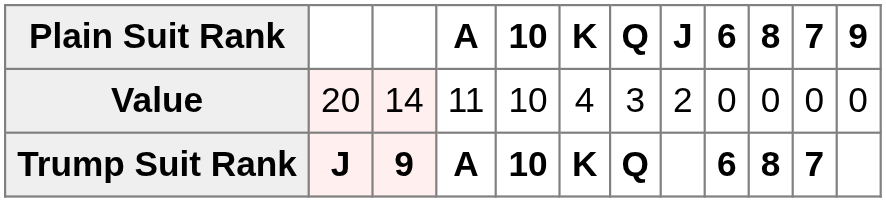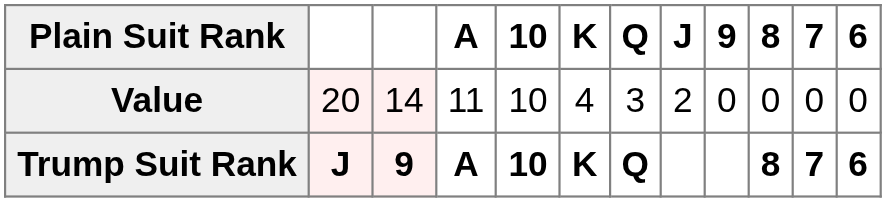columns swapped: (858, 36) <-> (727, 36)
